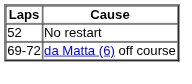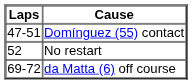+ row: (114, 32)
